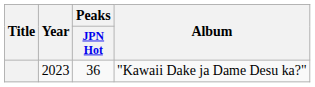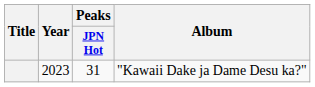(93, 71) 36 -> (93, 71) 31
